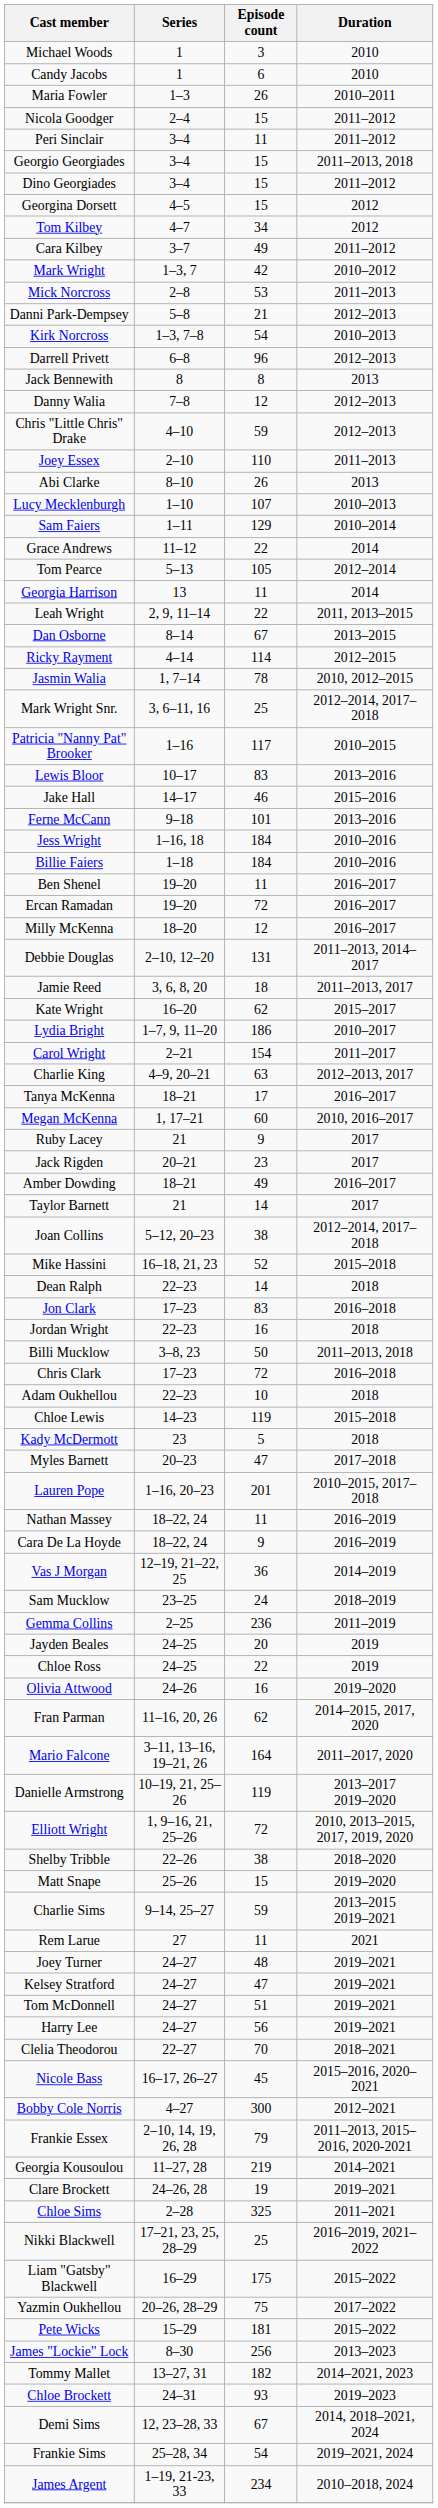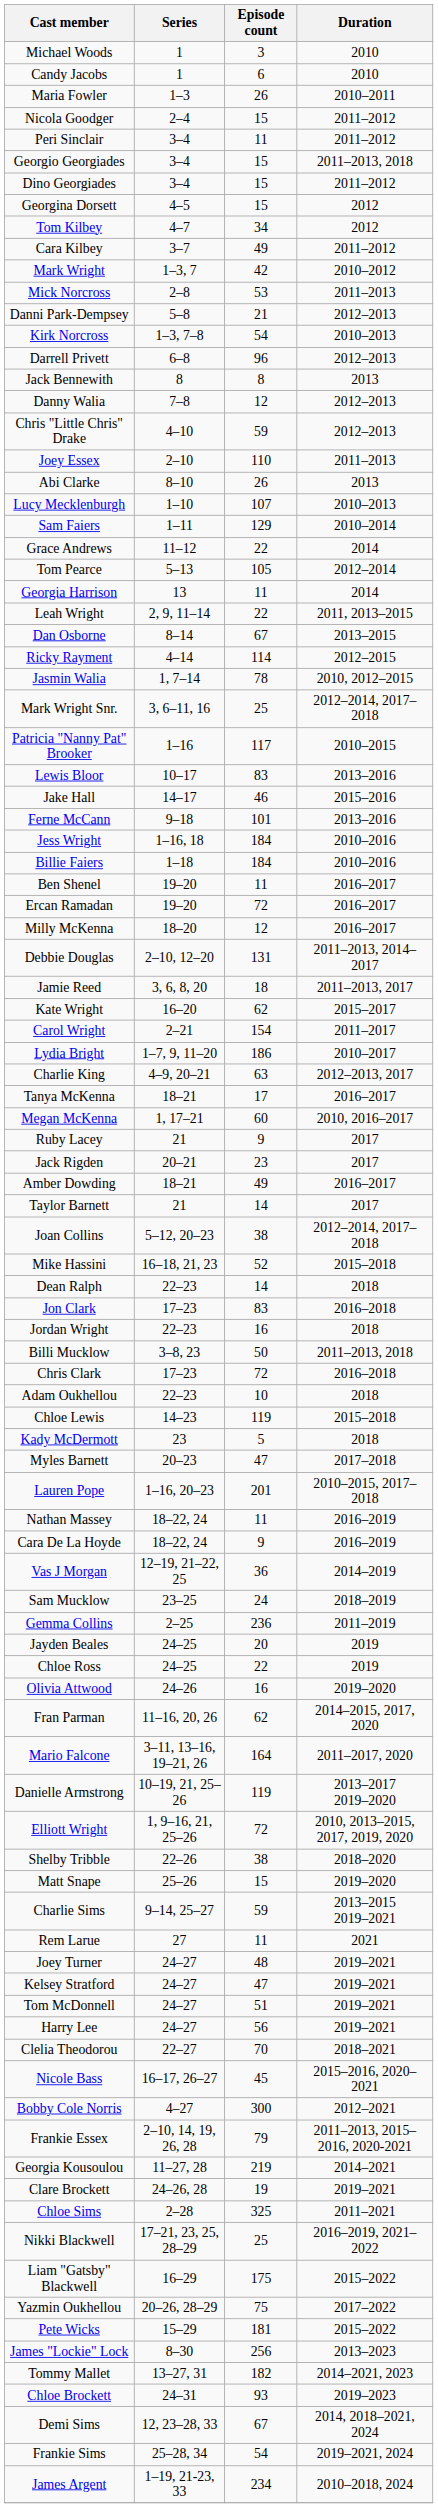rows swapped: (69, 1031) <-> (69, 1053)
